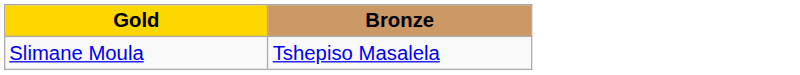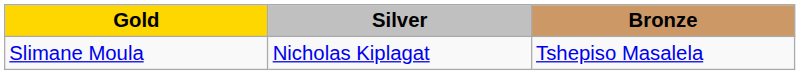+ column: (400, 20)
